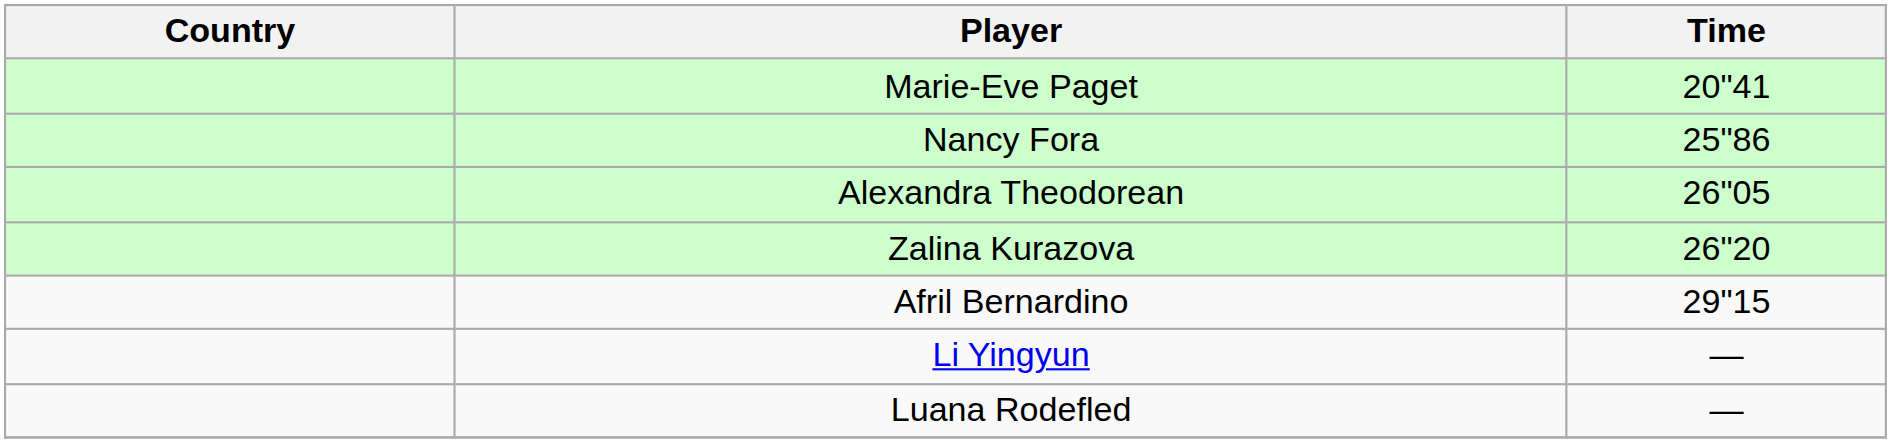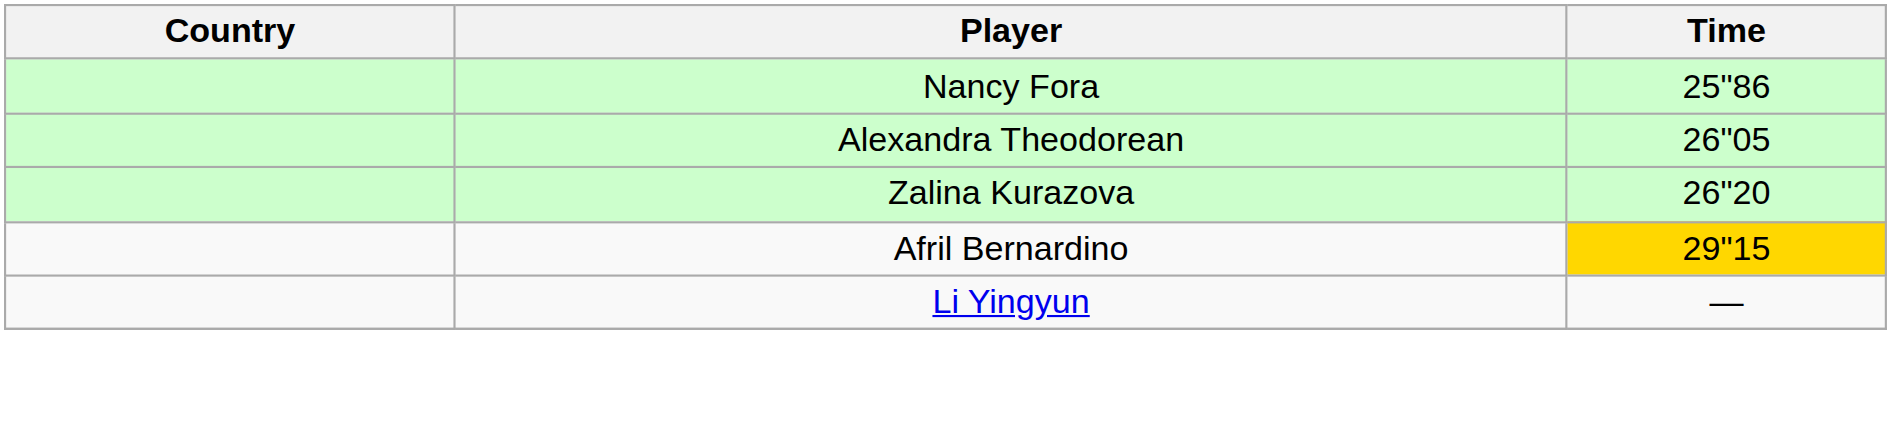- row: (1011, 85)
(1727, 301) no background -> (1727, 247) gold background
- row: (1011, 409)
